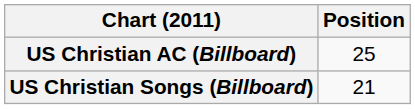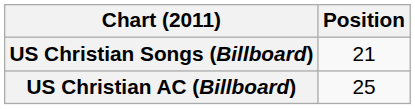rows swapped: (161, 86) <-> (161, 53)
